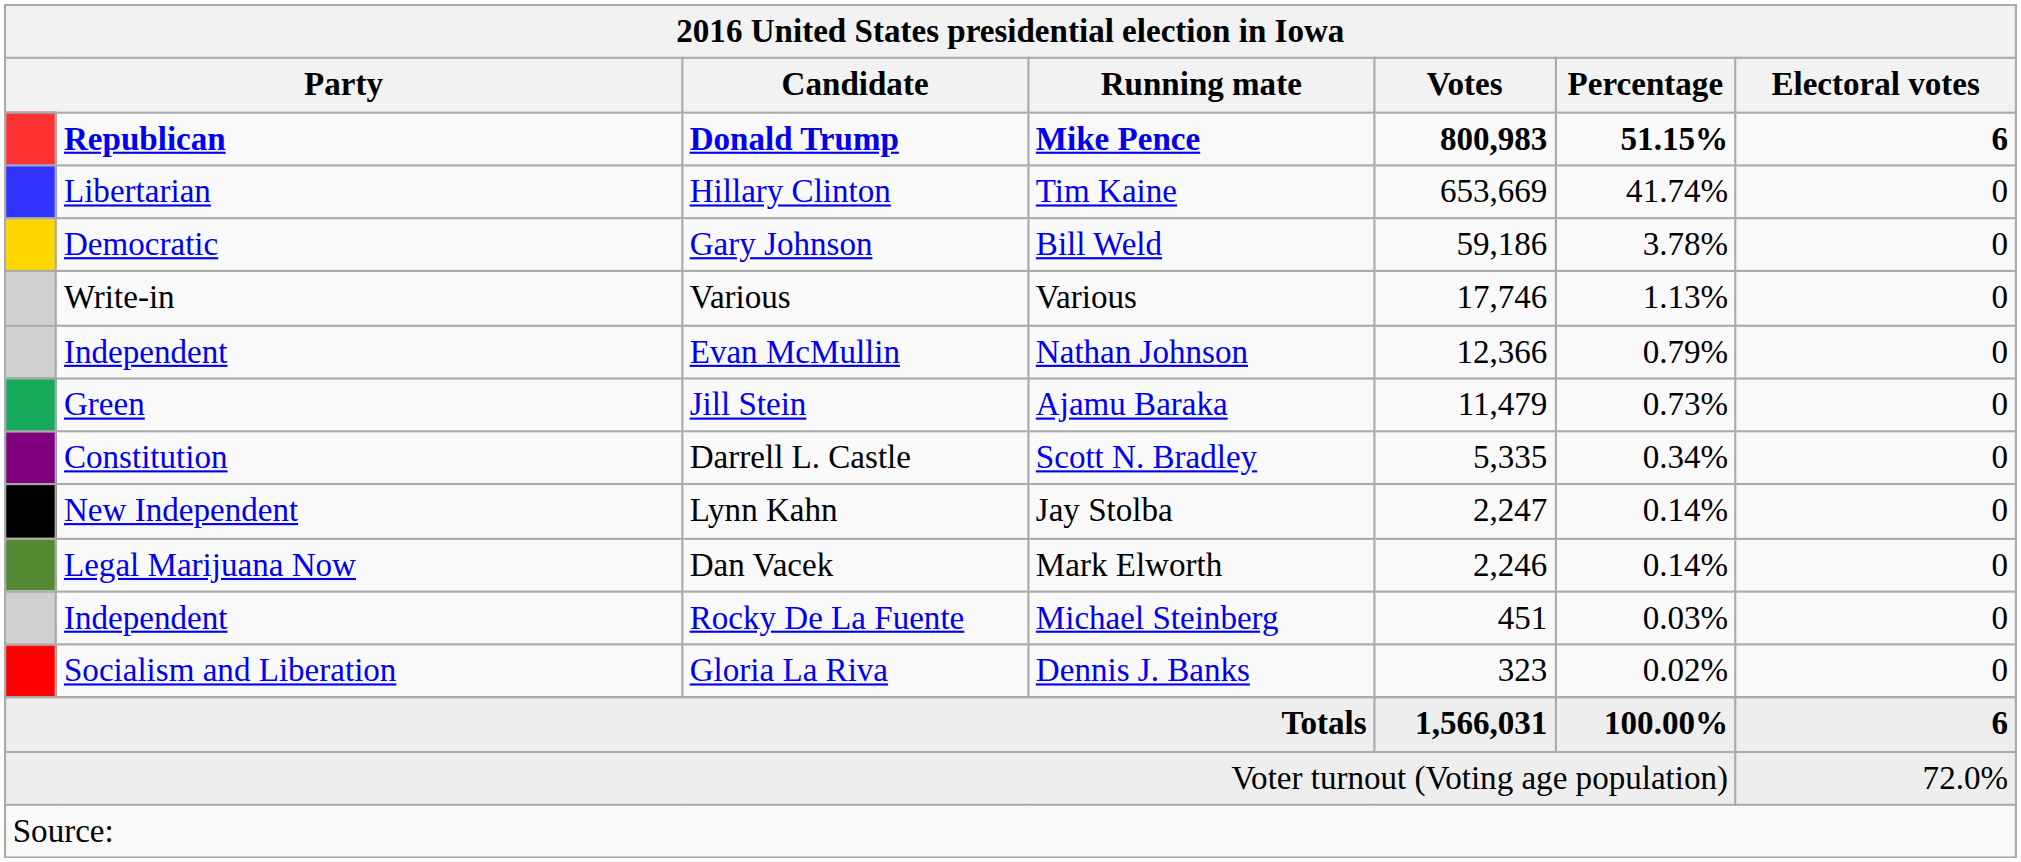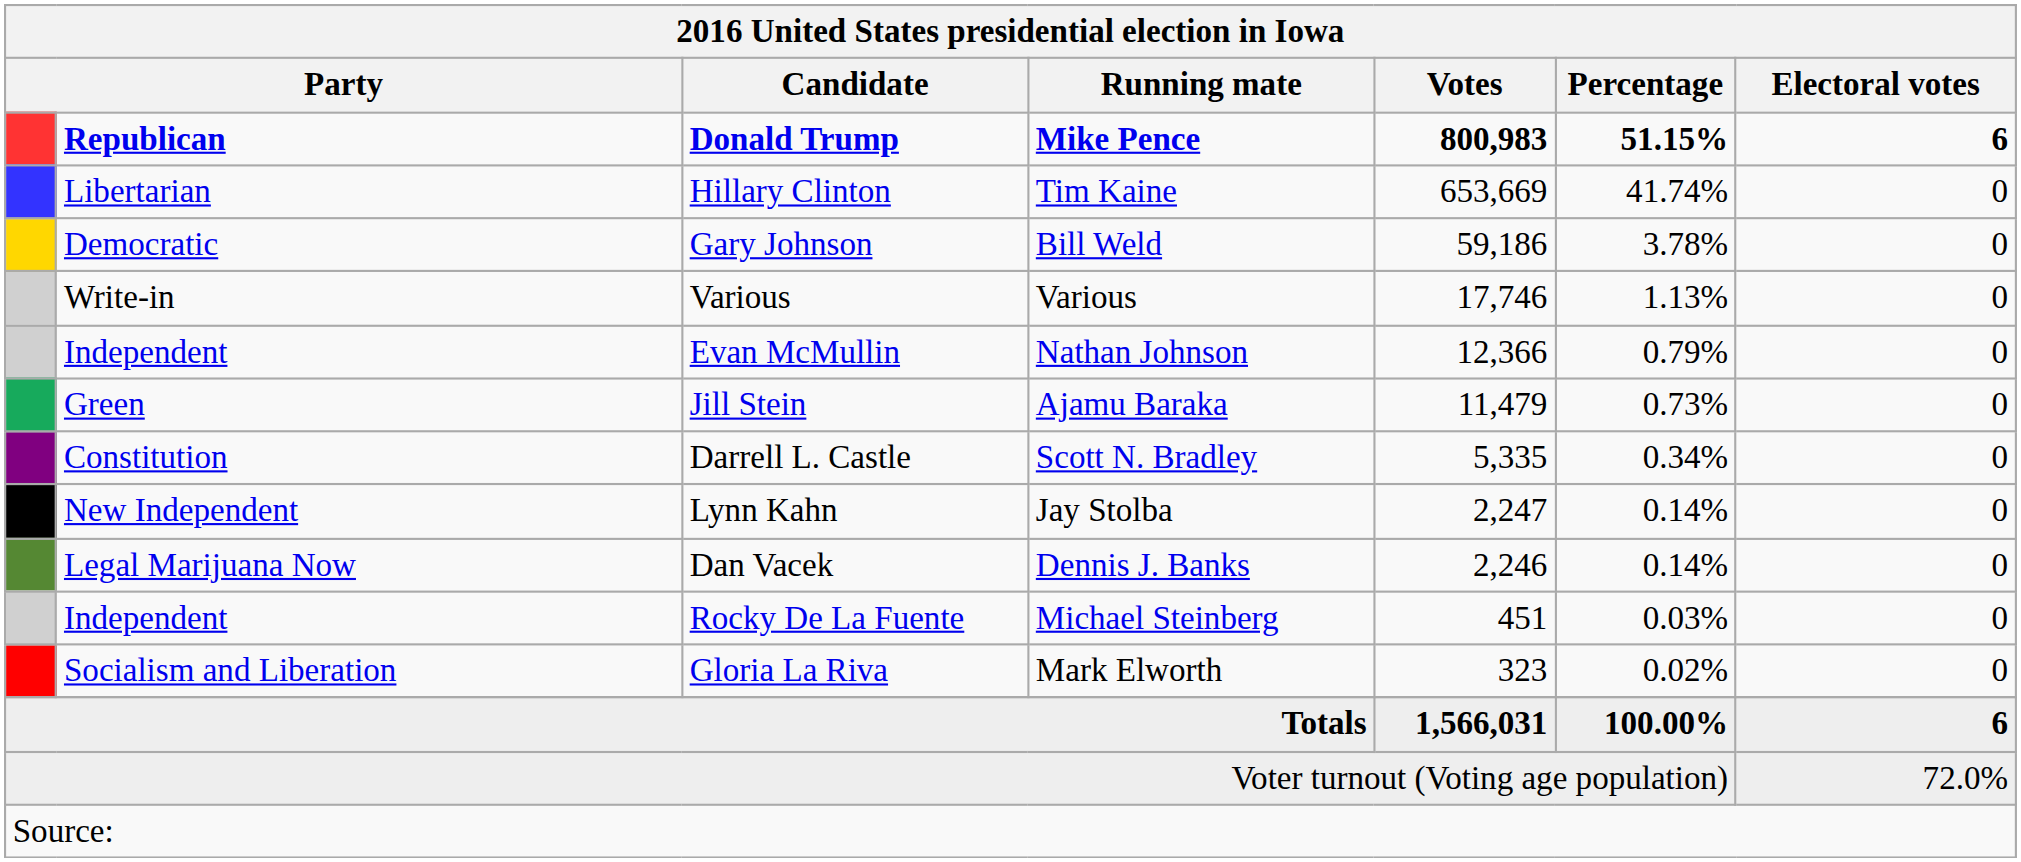(1129, 563) Mark Elworth -> (1143, 563) Dennis J. Banks
(1143, 670) Dennis J. Banks -> (1129, 670) Mark Elworth
